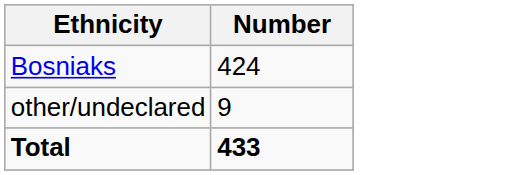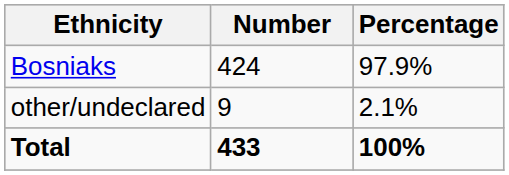+ column: (429, 25)
